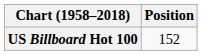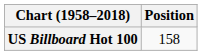(169, 38) 152 -> (169, 38) 158
